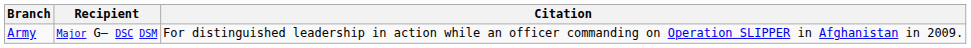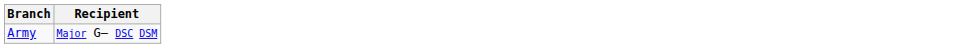- column: (563, 14)
